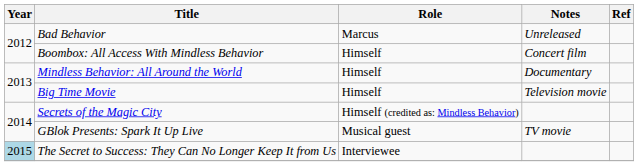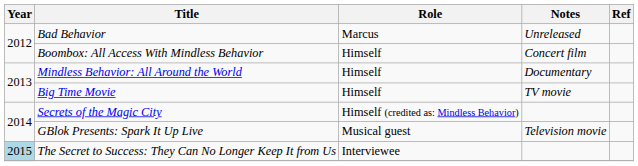(565, 92) Television movie -> (548, 92) TV movie
(548, 131) TV movie -> (565, 131) Television movie
